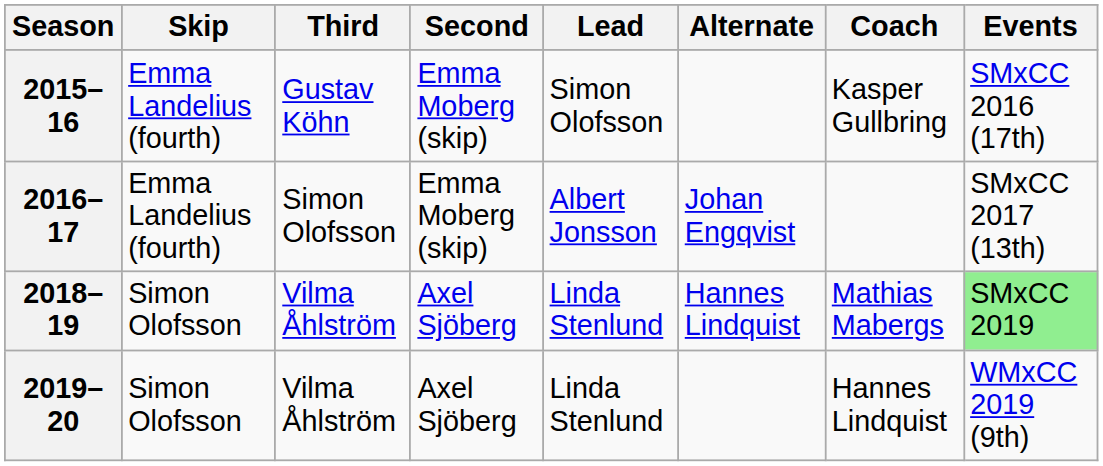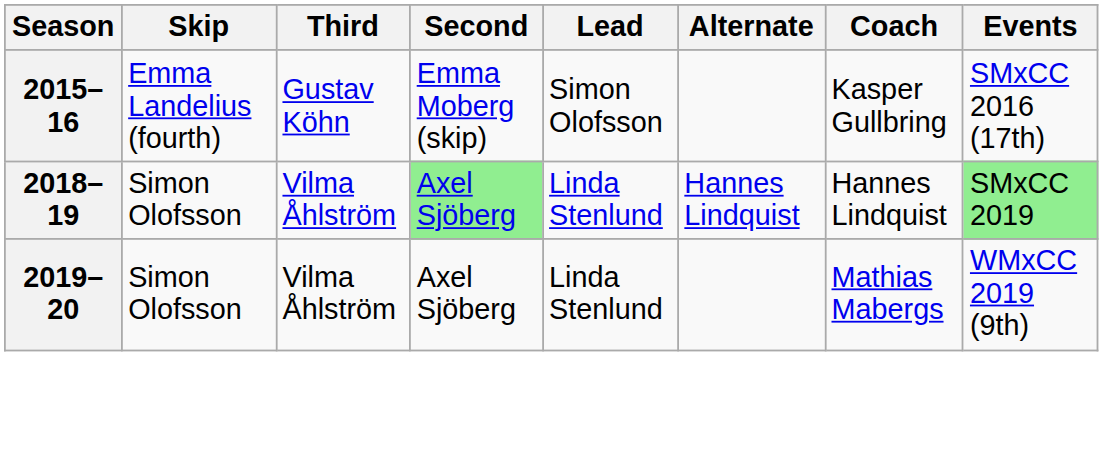- row: (63, 215)
(467, 310) no background -> (466, 199) lightgreen background
(888, 310) Mathias Mabergs -> (889, 199) Hannes Lindquist
(889, 404) Hannes Lindquist -> (888, 293) Mathias Mabergs
